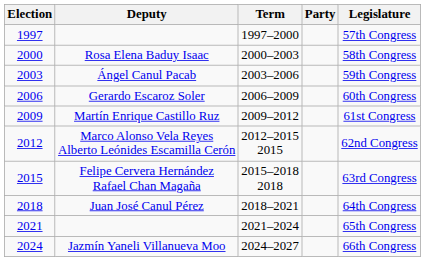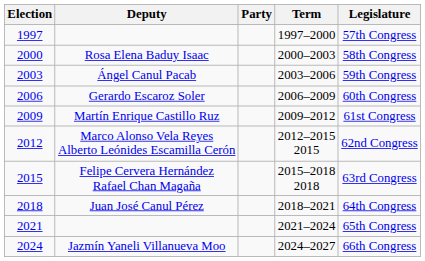columns swapped: (320, 14) <-> (270, 14)
